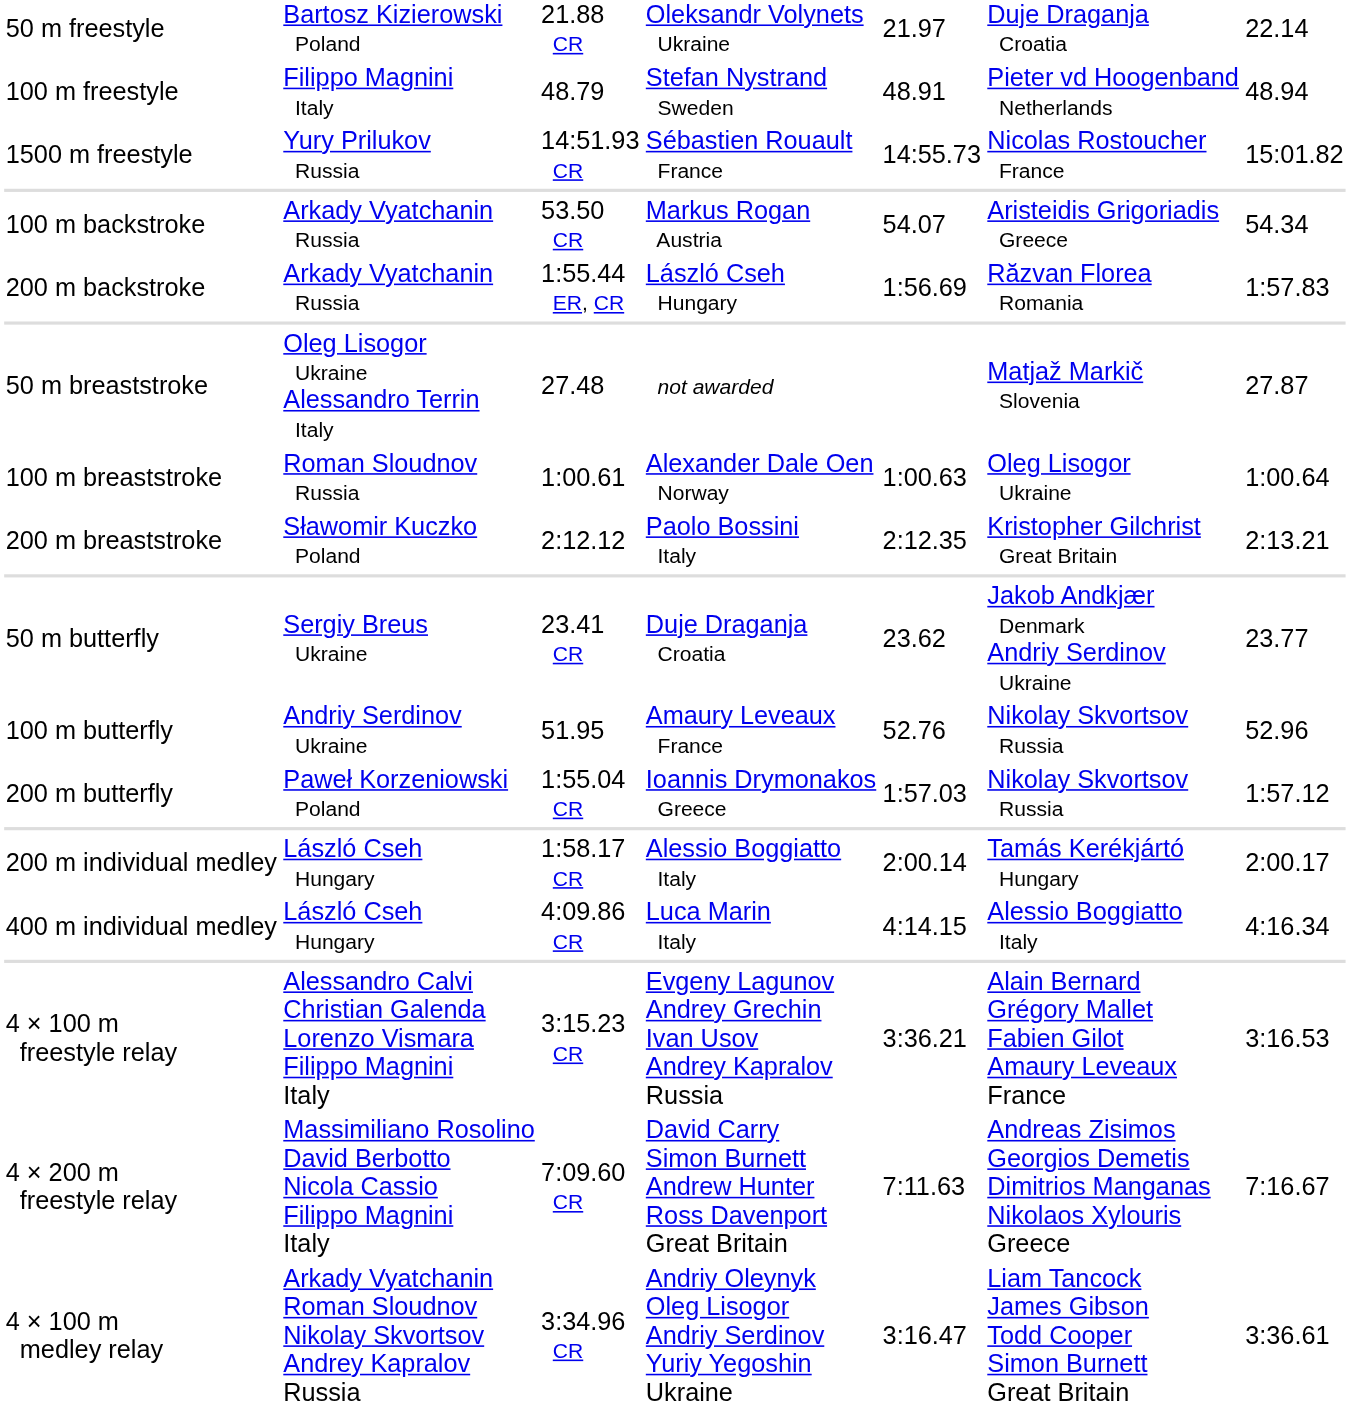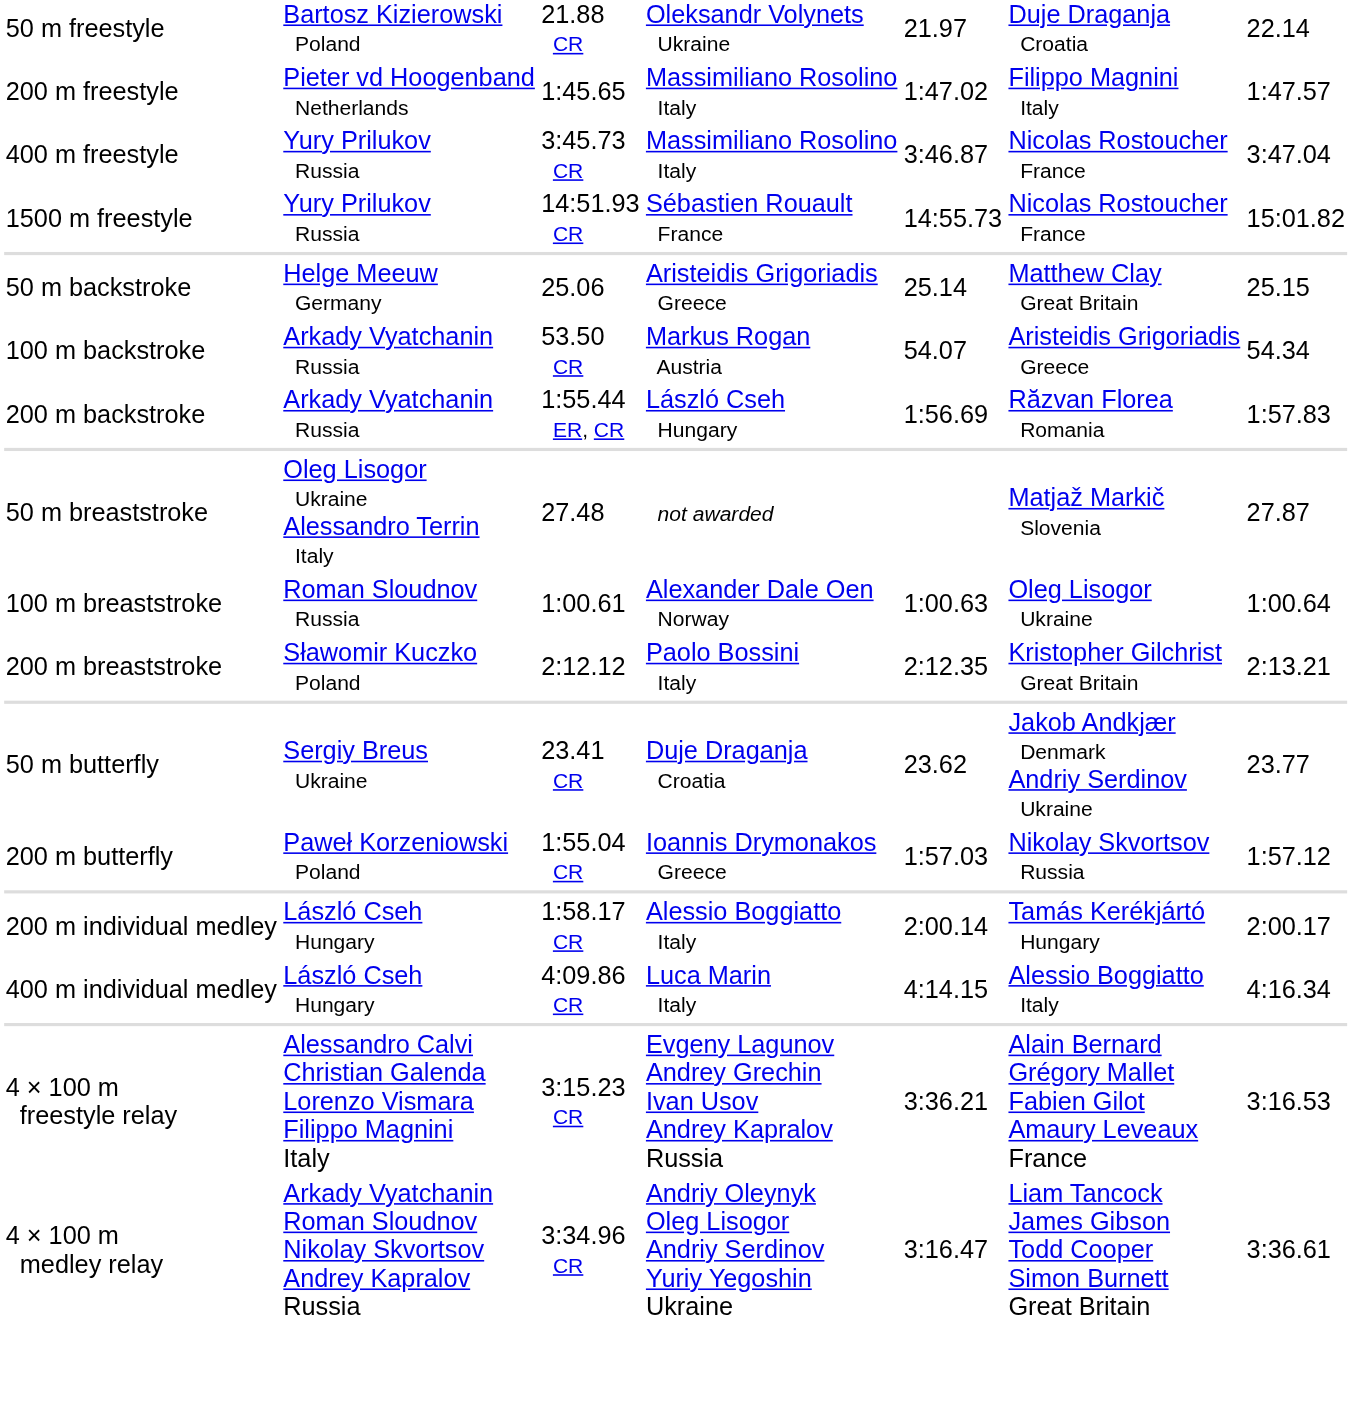- row: (92, 92)
+ row: (92, 92)
+ row: (92, 155)
+ row: (98, 288)
- row: (89, 730)
- row: (91, 1187)
